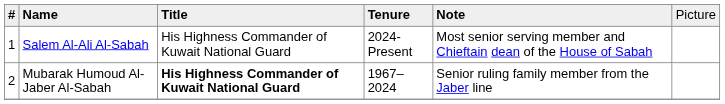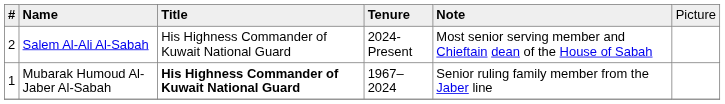(12, 44) 1 -> (12, 44) 2
(12, 81) 2 -> (12, 81) 1
